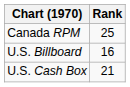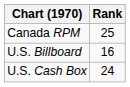(107, 71) 21 -> (107, 71) 24
